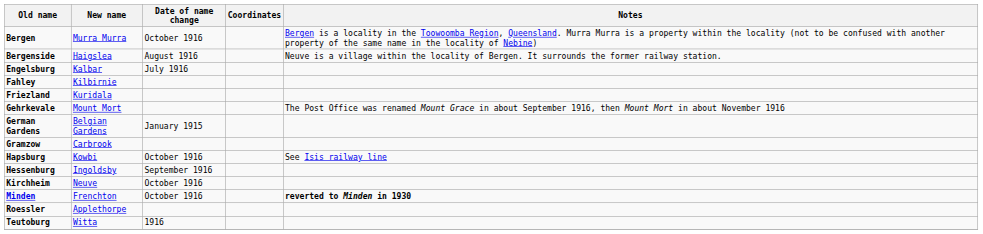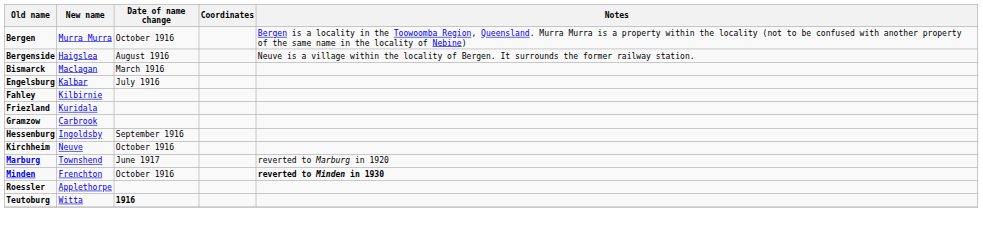+ row: (26, 69)
- row: (30, 108)
- row: (23, 126)
- row: (26, 157)
+ row: (23, 161)
(154, 223) normal -> (126, 200) bold
